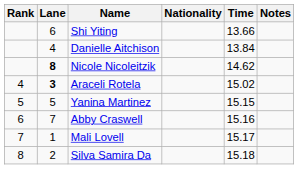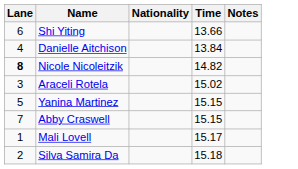- column: (21, 13)
(241, 66) 14.62 -> (208, 66) 14.82
(53, 84) bold -> (20, 84) normal
(241, 119) 15.16 -> (208, 119) 15.15
